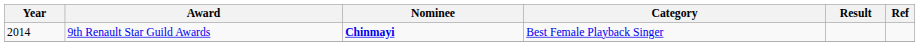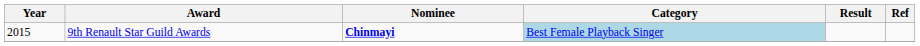(19, 32) 2014 -> (19, 32) 2015
(595, 32) no background -> (595, 32) lightblue background
